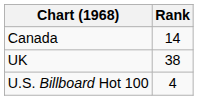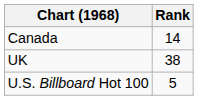(173, 83) 4 -> (173, 83) 5
